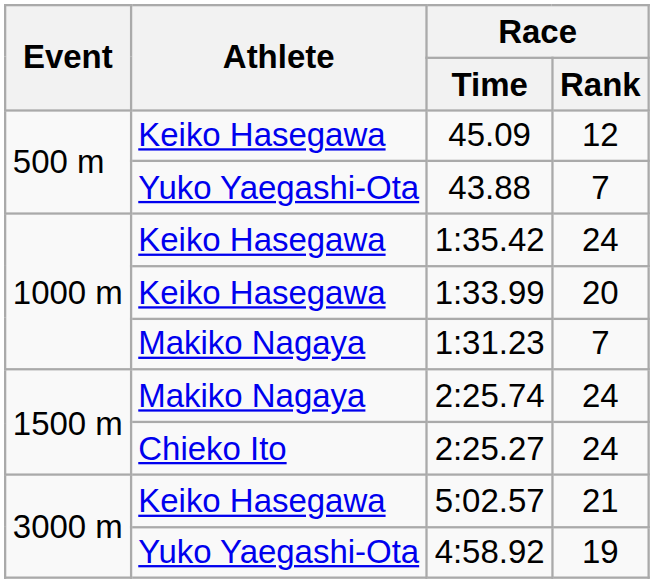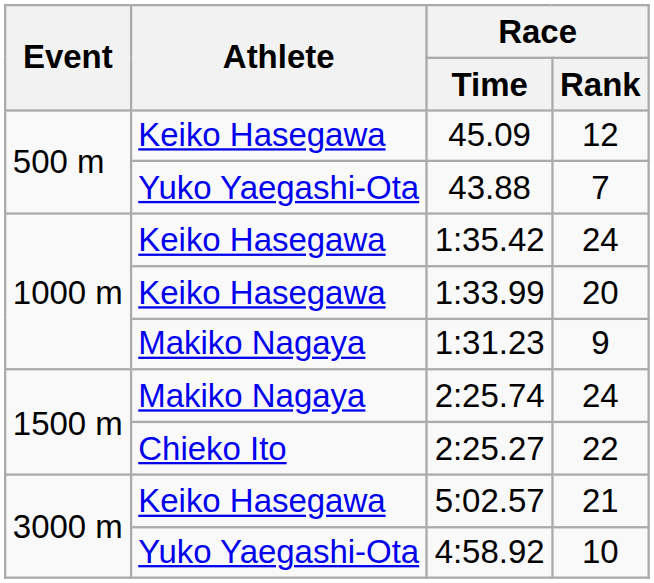(600, 344) 7 -> (600, 344) 9
(600, 448) 24 -> (600, 448) 22
(600, 553) 19 -> (600, 553) 10
